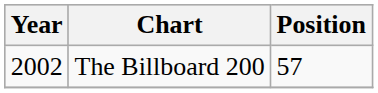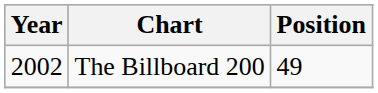(290, 66) 57 -> (290, 66) 49
